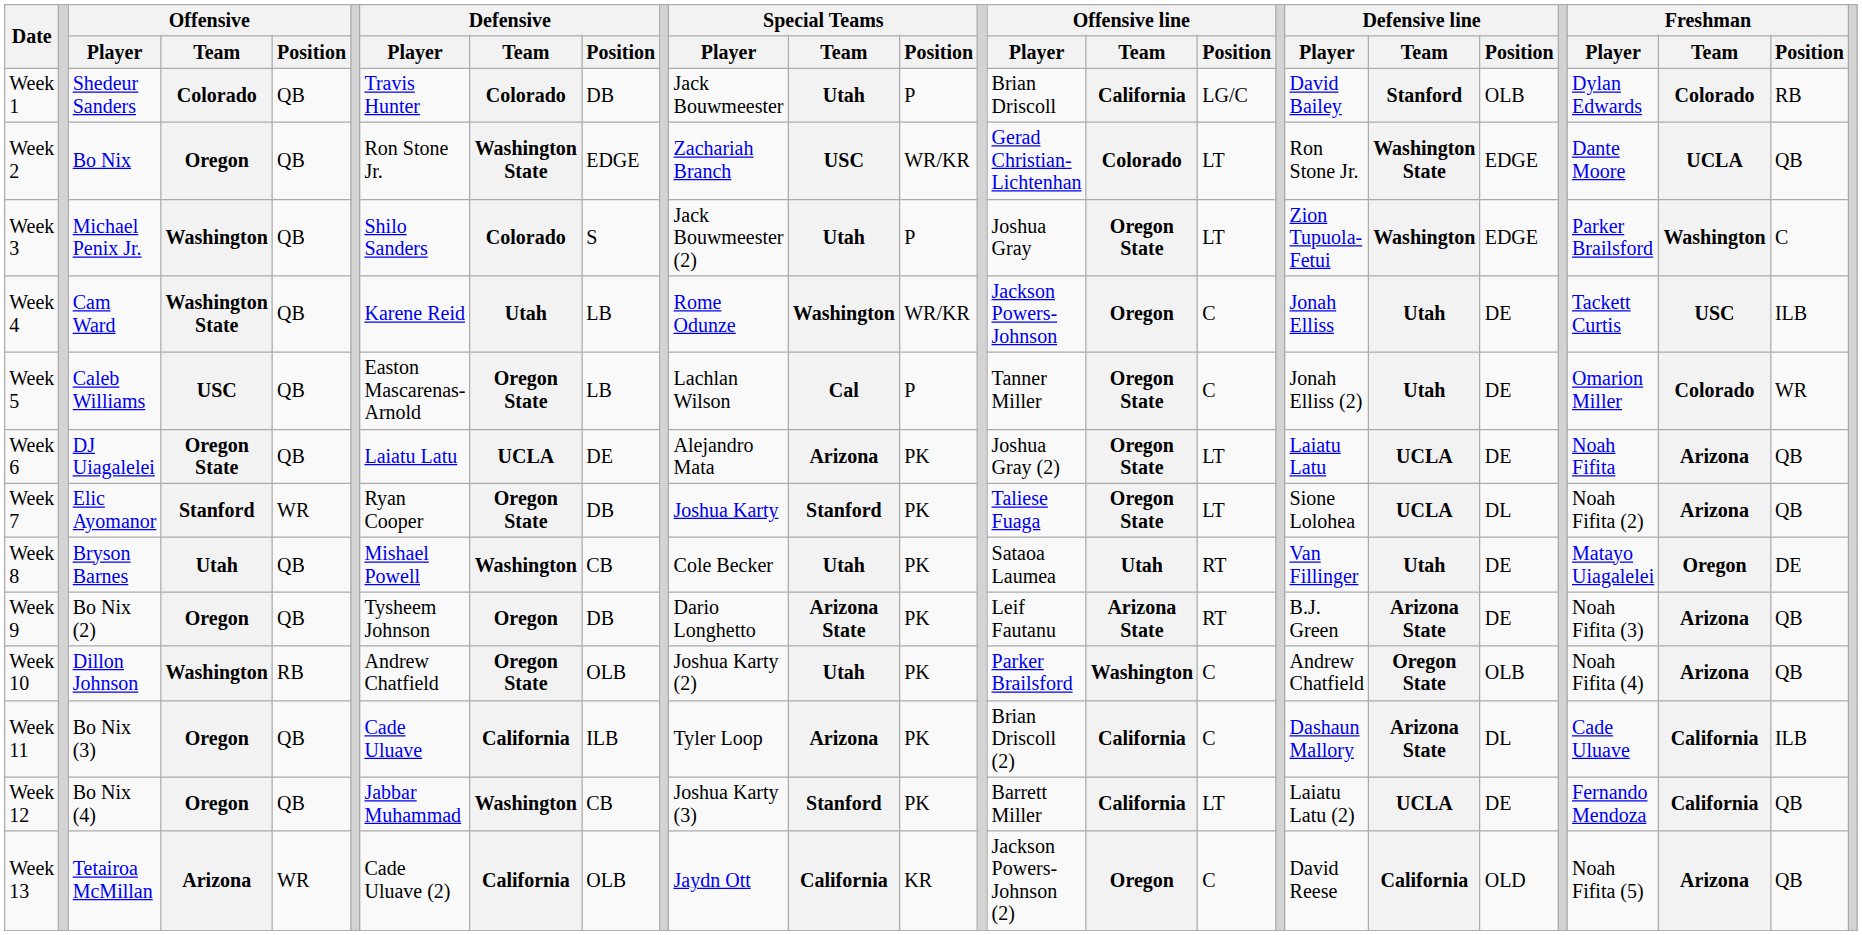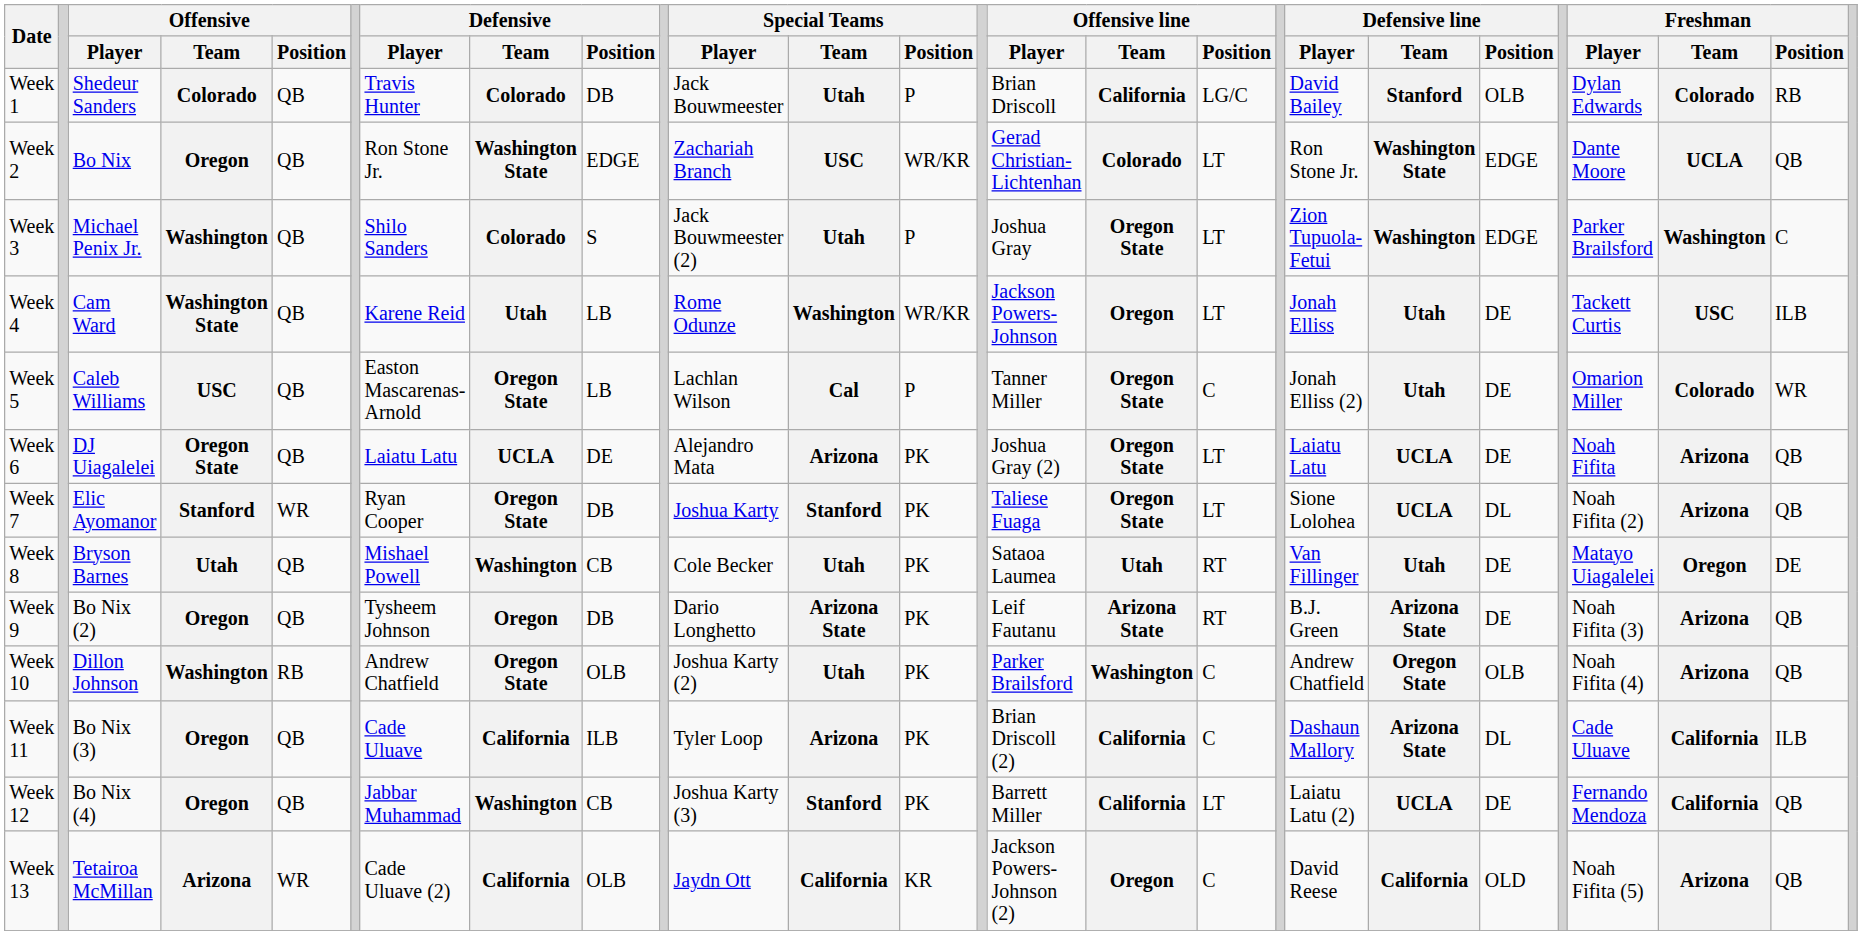(1209, 313) C -> (1214, 313) LT
